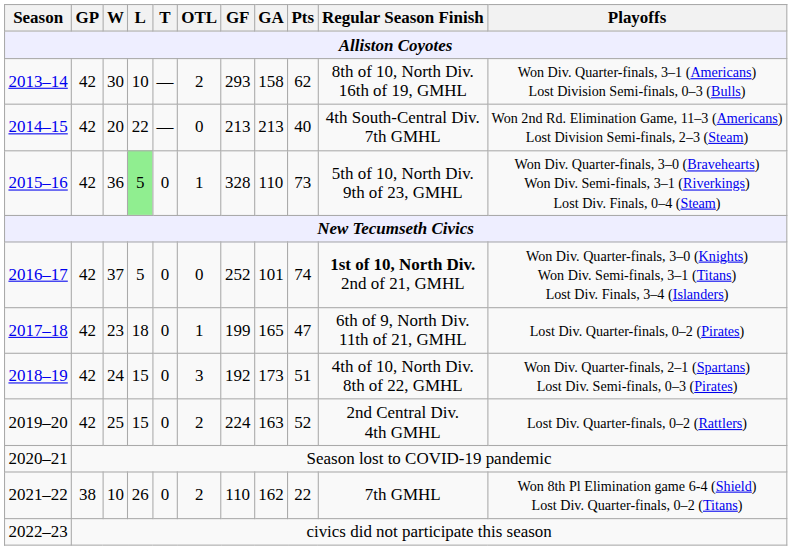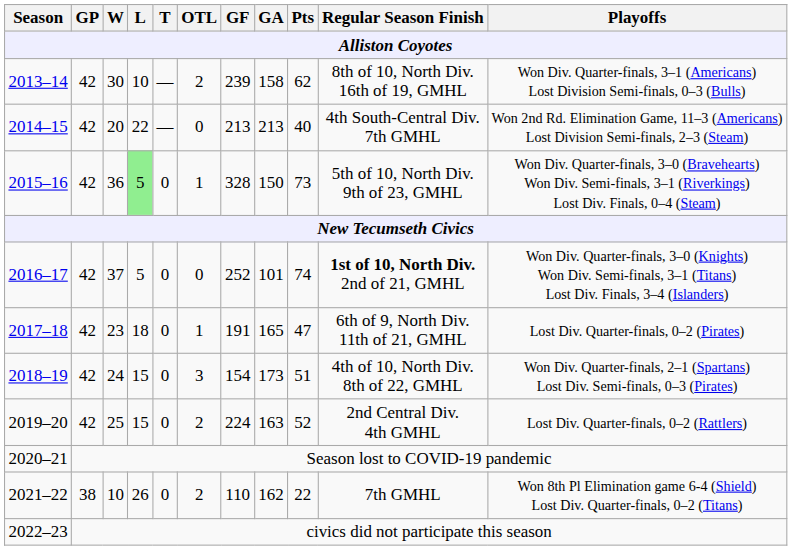(238, 81) 293 -> (238, 81) 239
(271, 182) 110 -> (271, 182) 150
(238, 330) 199 -> (238, 330) 191
(238, 376) 192 -> (238, 376) 154
